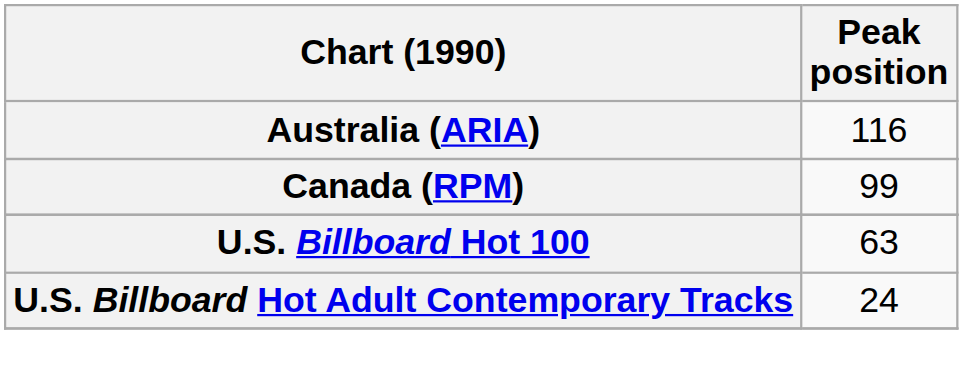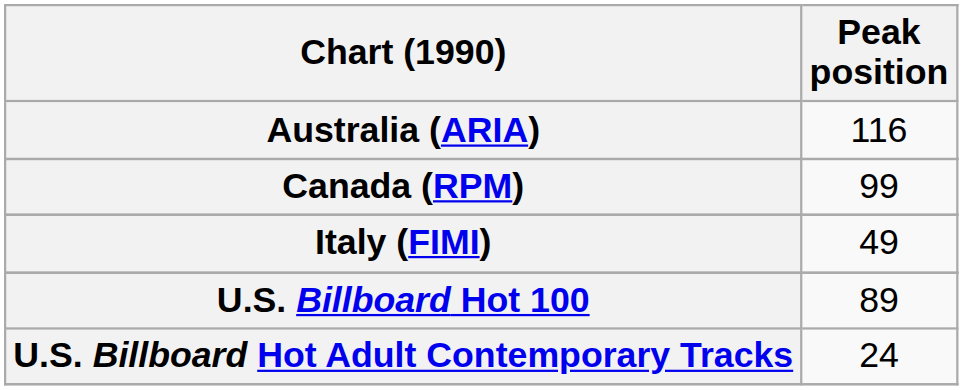+ row: (403, 242)
(879, 242) 63 -> (879, 299) 89
